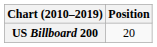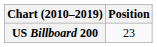(129, 33) 20 -> (129, 33) 23
